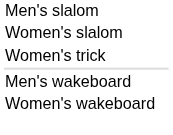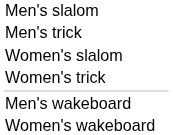+ row: (43, 33)
